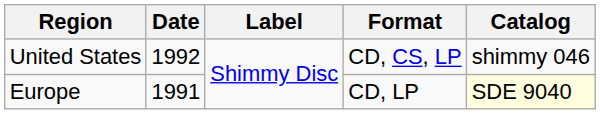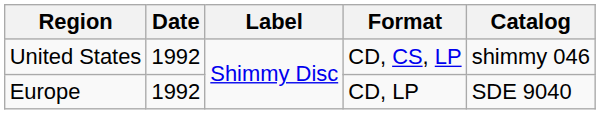(176, 91) 1991 -> (176, 91) 1992
(522, 91) lightyellow background -> (522, 91) no background
